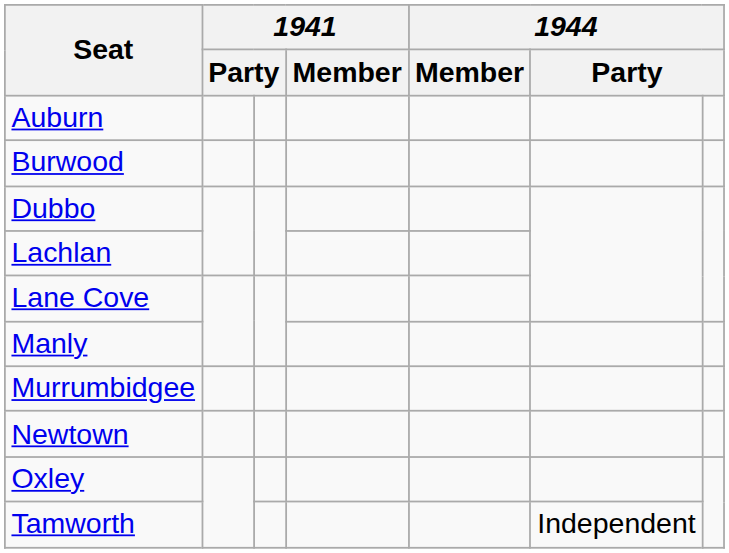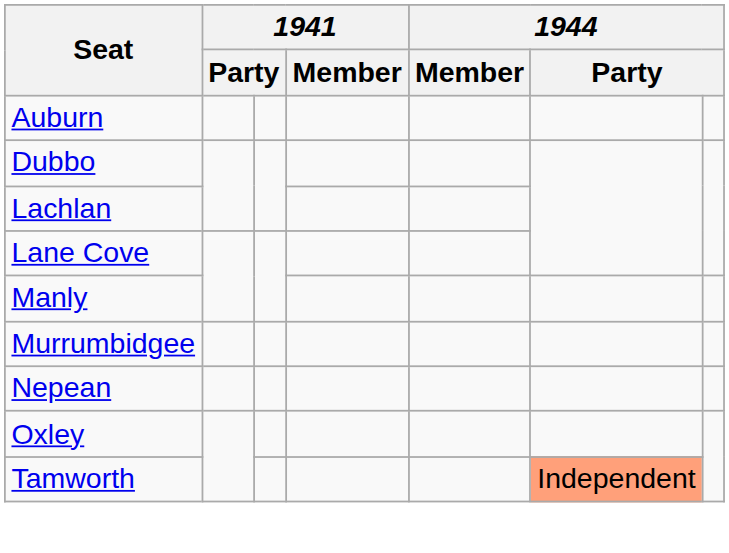- row: (68, 162)
+ row: (61, 388)
- row: (70, 433)
(616, 523) no background -> (616, 478) lightsalmon background
